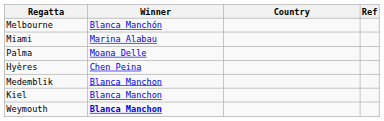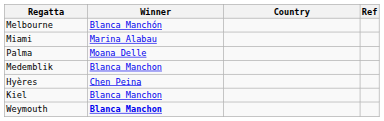rows swapped: (22, 67) <-> (30, 81)
